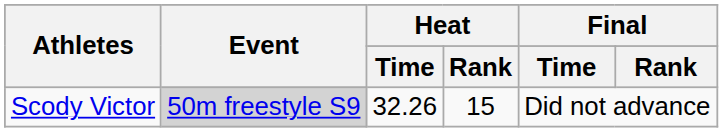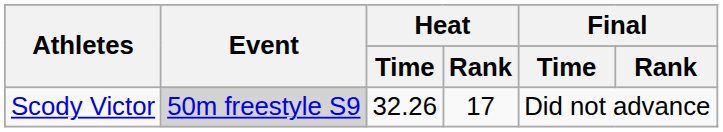(481, 107) 15 -> (481, 107) 17
